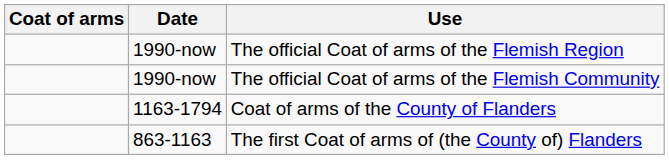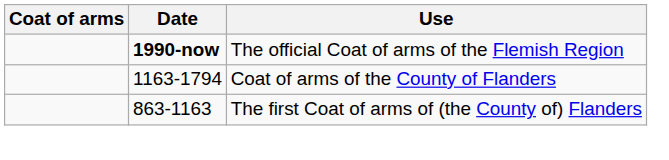(175, 49) normal -> (176, 49) bold
- row: (445, 79)
